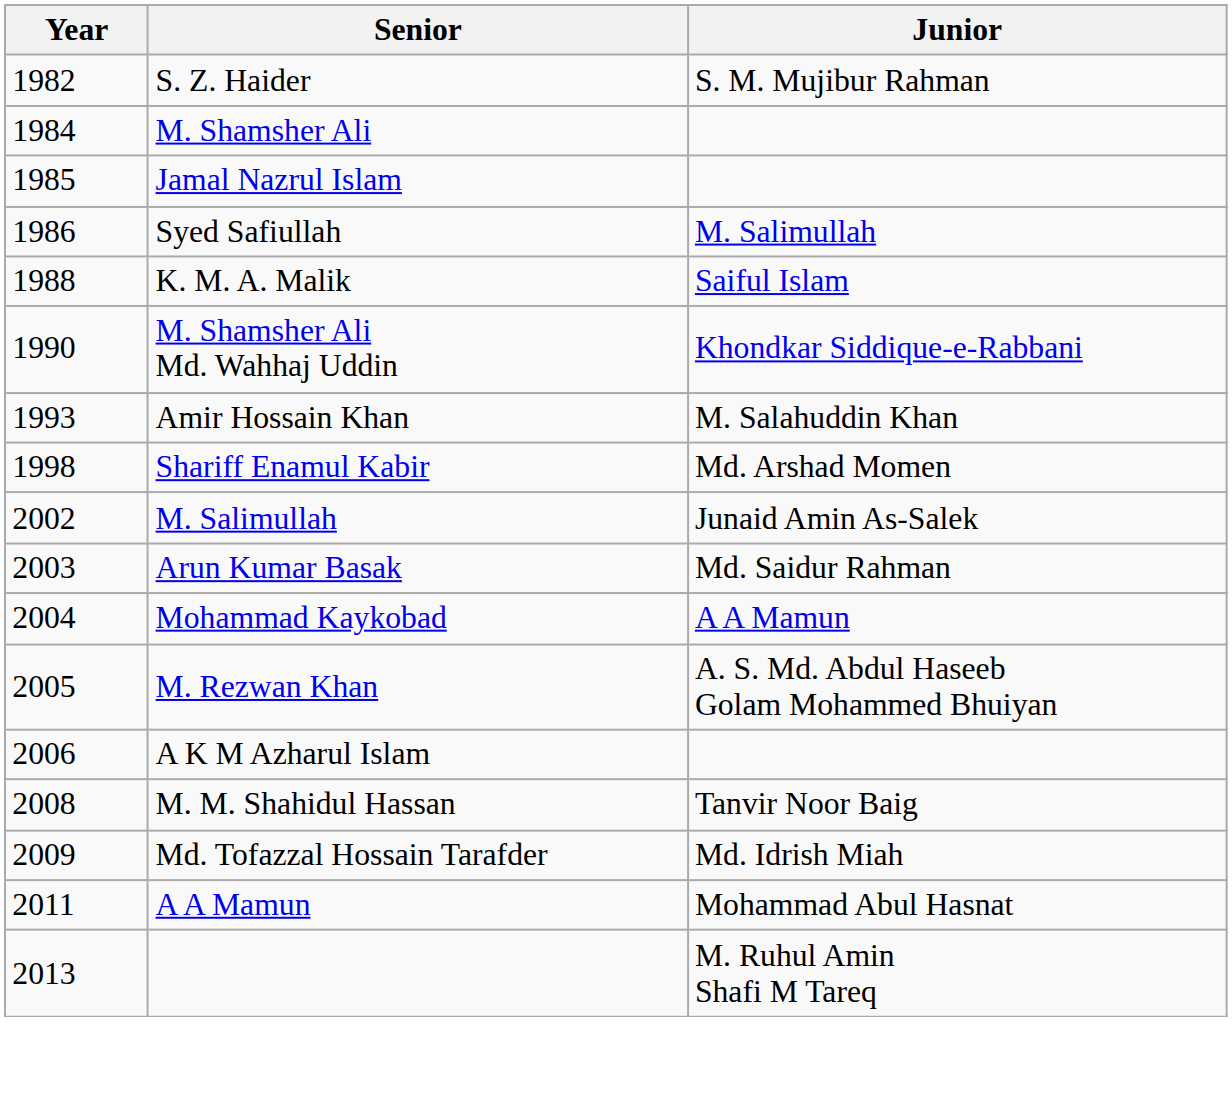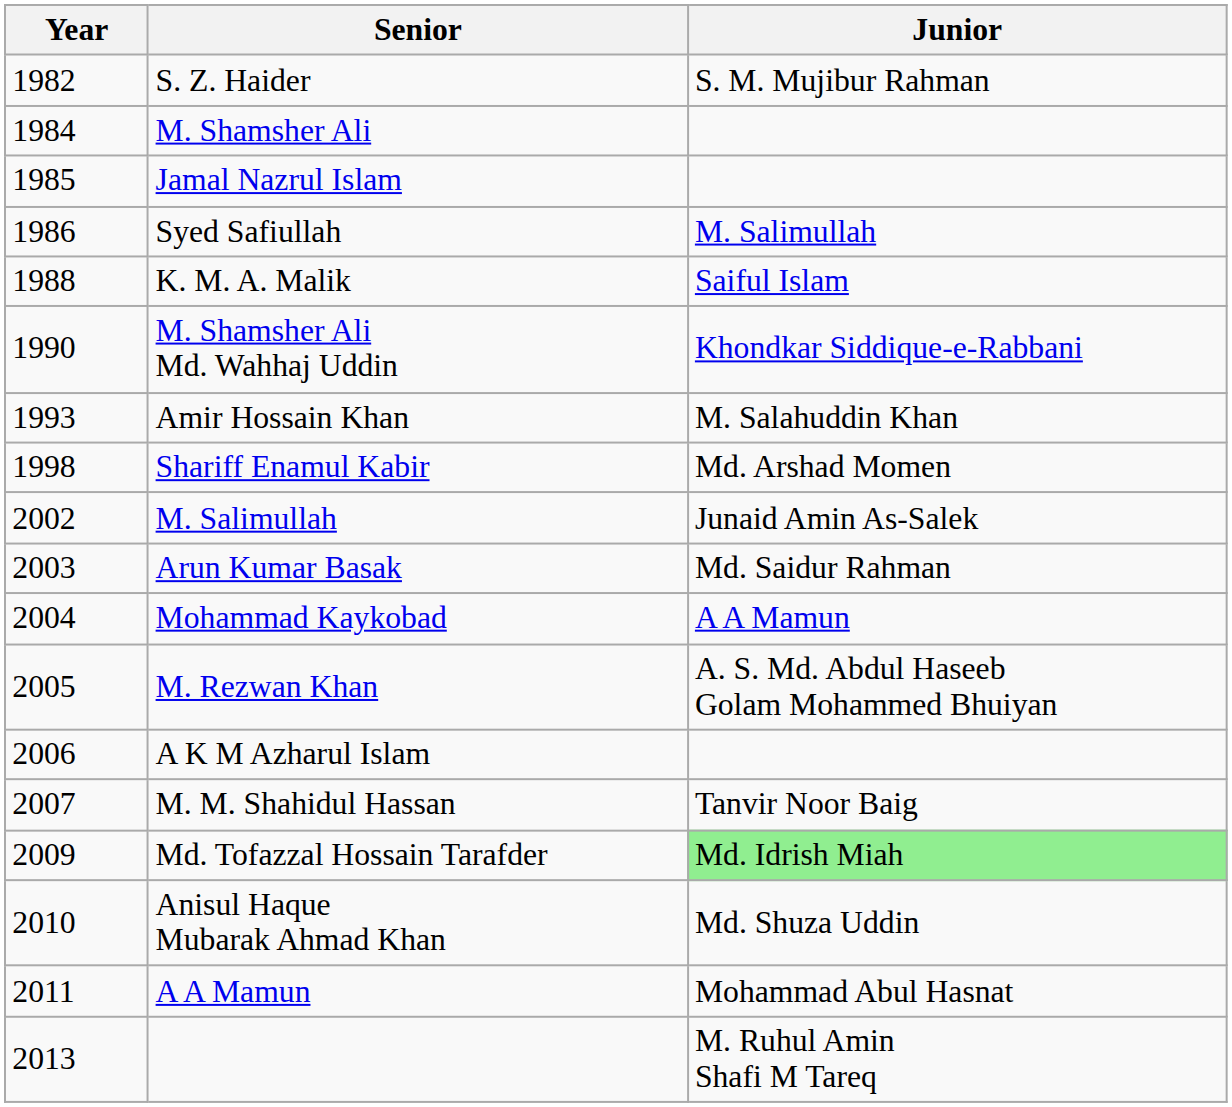(44, 804) 2008 -> (44, 804) 2007
(799, 854) no background -> (799, 854) lightgreen background
+ row: (301, 922)
